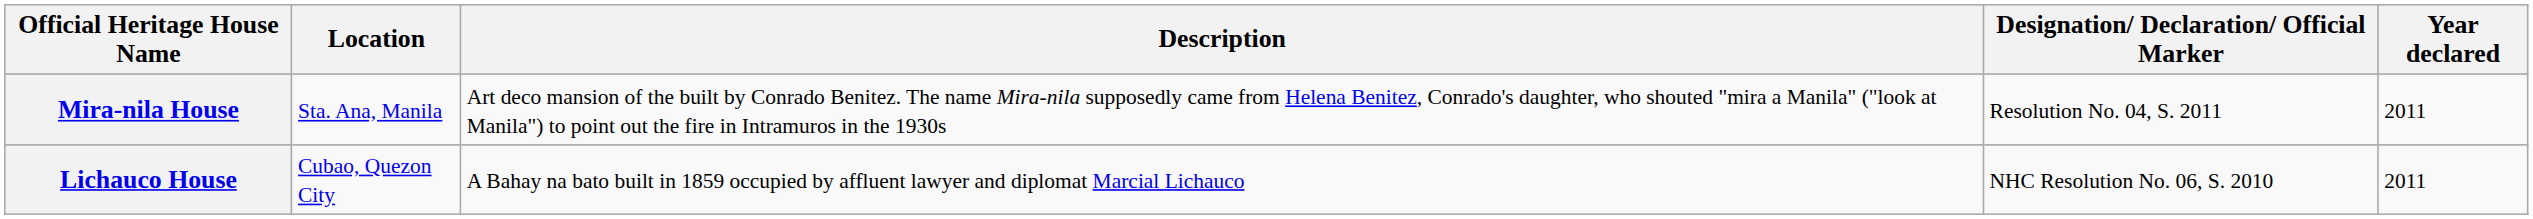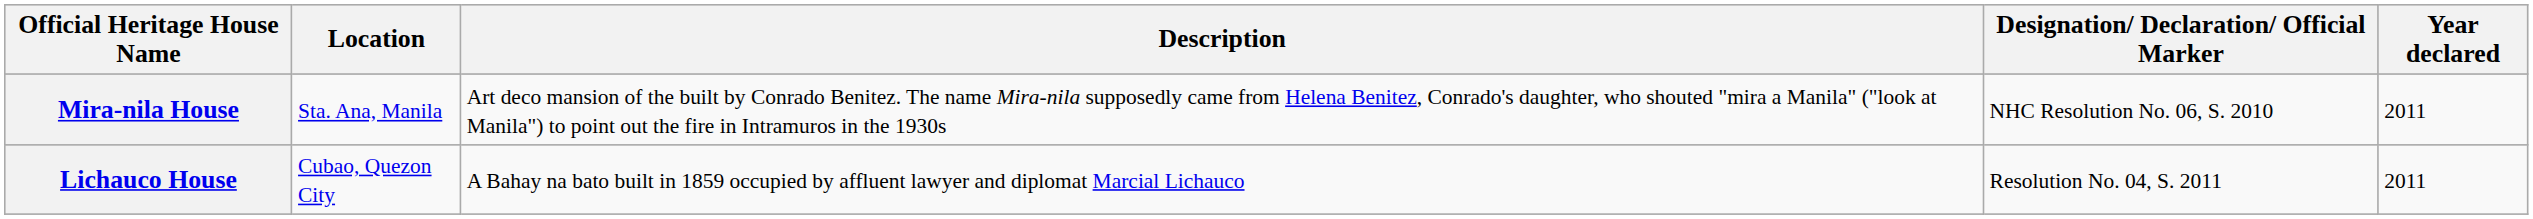(2106, 110) Resolution No. 04, S. 2011 -> (2131, 110) NHC Resolution No. 06, S. 2010
(2131, 180) NHC Resolution No. 06, S. 2010 -> (2106, 180) Resolution No. 04, S. 2011
